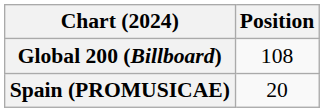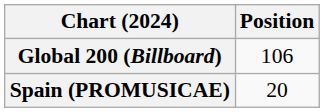(277, 55) 108 -> (277, 55) 106
